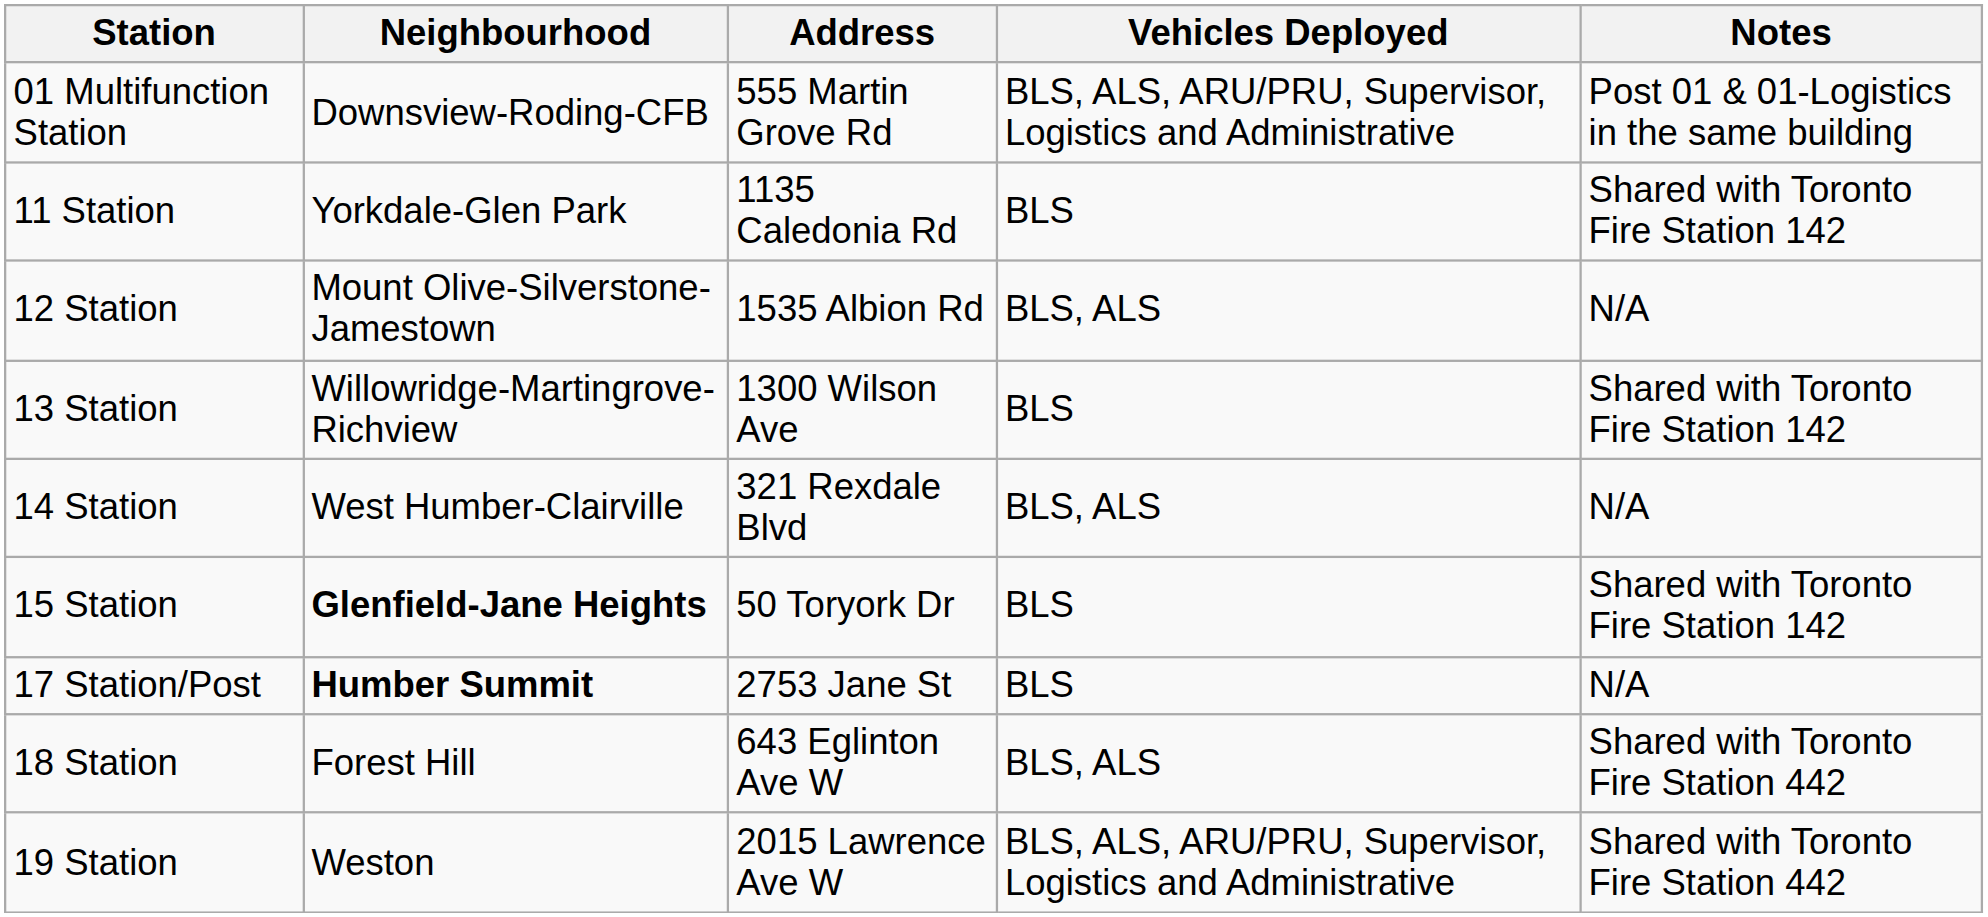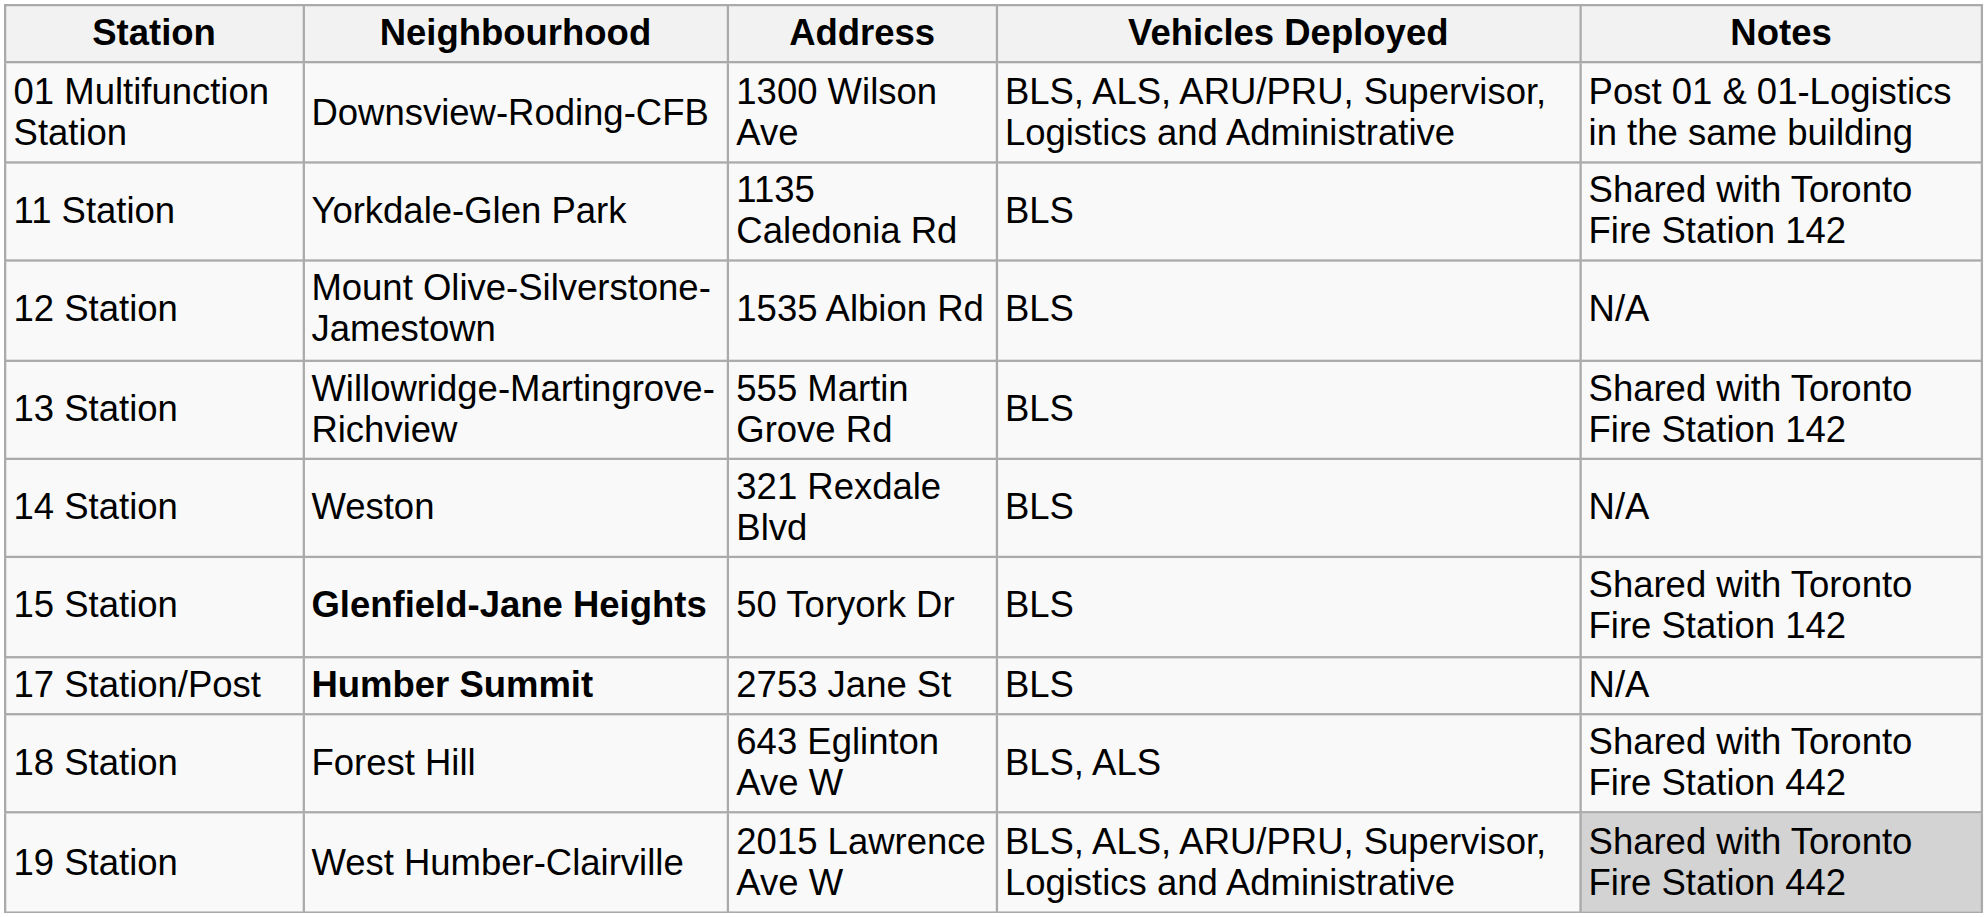(822, 111) 555 Martin Grove Rd -> (837, 111) 1300 Wilson Ave
(1083, 309) BLS, ALS -> (1039, 309) BLS
(837, 408) 1300 Wilson Ave -> (822, 408) 555 Martin Grove Rd
(498, 507) West Humber-Clairville -> (373, 507) Weston
(1083, 507) BLS, ALS -> (1039, 507) BLS
(373, 861) Weston -> (498, 861) West Humber-Clairville
(1750, 861) no background -> (1750, 861) lightgrey background
